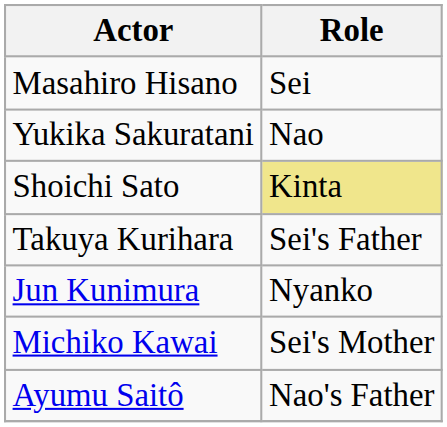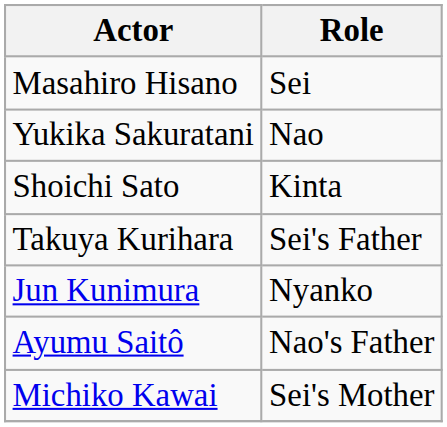(306, 186) khaki background -> (306, 186) no background
rows swapped: (115, 342) <-> (98, 394)
